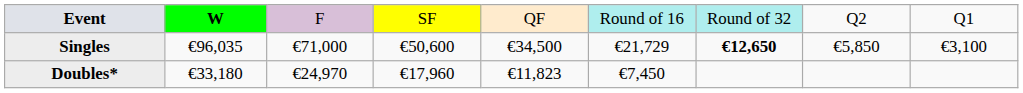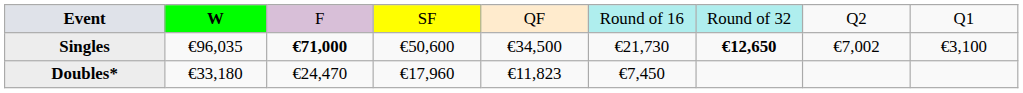(320, 46) normal -> (320, 46) bold
(642, 46) €21,729 -> (642, 46) €21,730
(856, 46) €5,850 -> (856, 46) €7,002
(320, 74) €24,970 -> (320, 74) €24,470
